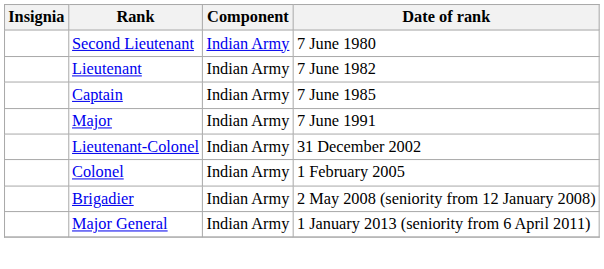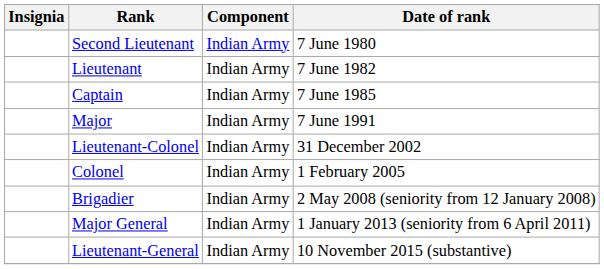+ row: (135, 250)
